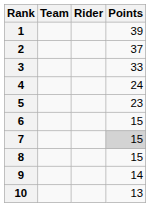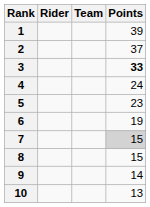columns swapped: (89, 13) <-> (54, 13)
(137, 67) normal -> (137, 67) bold
(137, 121) 15 -> (137, 121) 19
